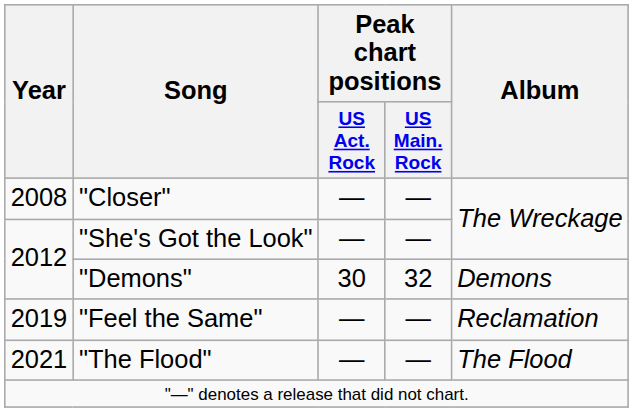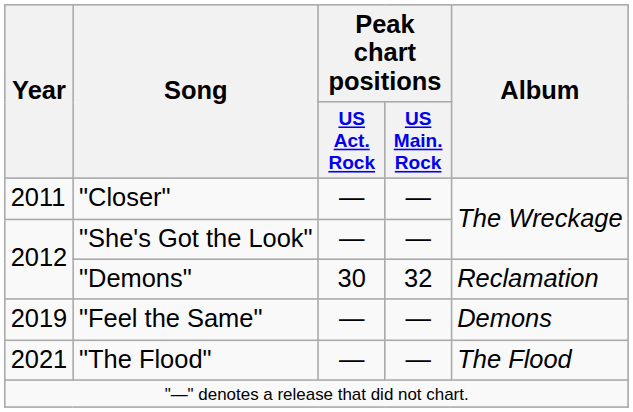(39, 198) 2008 -> (38, 198) 2011
(505, 278) Demons -> (528, 278) Reclamation
(528, 319) Reclamation -> (505, 319) Demons
